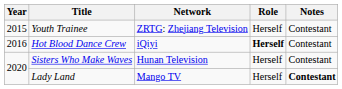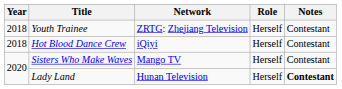(17, 28) 2015 -> (17, 28) 2018
(17, 44) 2016 -> (17, 44) 2018
(268, 44) bold -> (267, 44) normal
(172, 60) Hunan Television -> (159, 60) Mango TV
(159, 76) Mango TV -> (172, 76) Hunan Television
